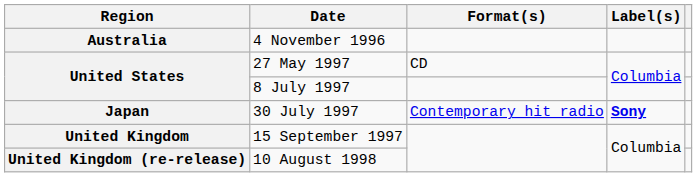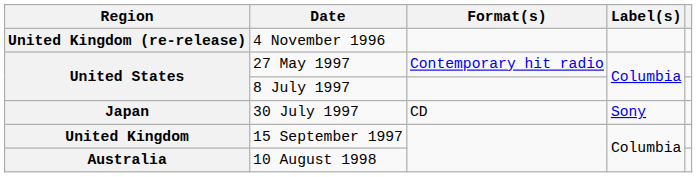(127, 40) Australia -> (127, 40) United Kingdom (re-release)
(419, 64) CD -> (507, 64) Contemporary hit radio
(507, 112) Contemporary hit radio -> (419, 112) CD
(629, 112) bold -> (629, 112) normal
(127, 160) United Kingdom (re-release) -> (127, 160) Australia
